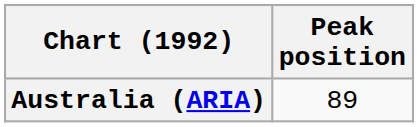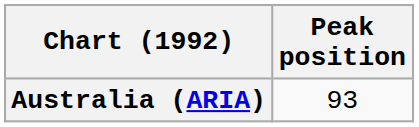(342, 100) 89 -> (342, 100) 93
